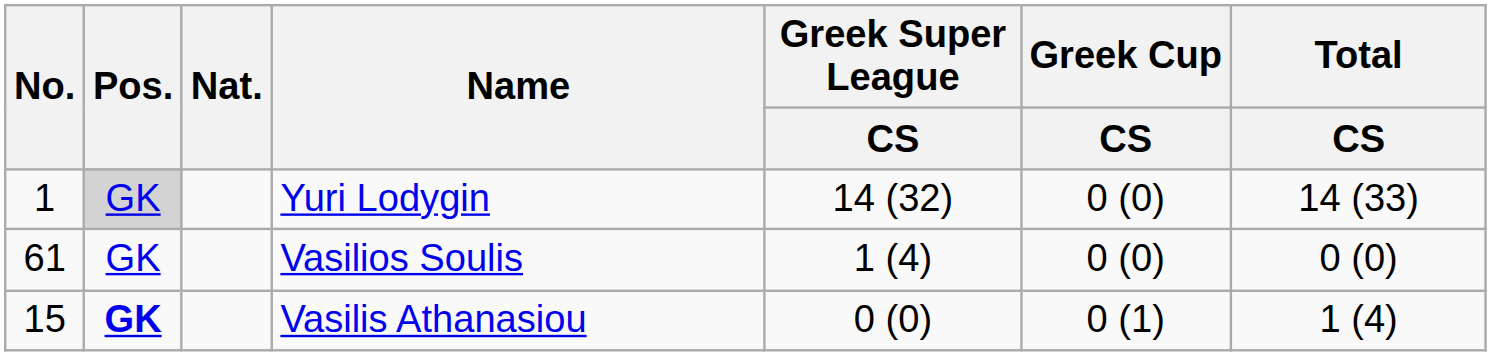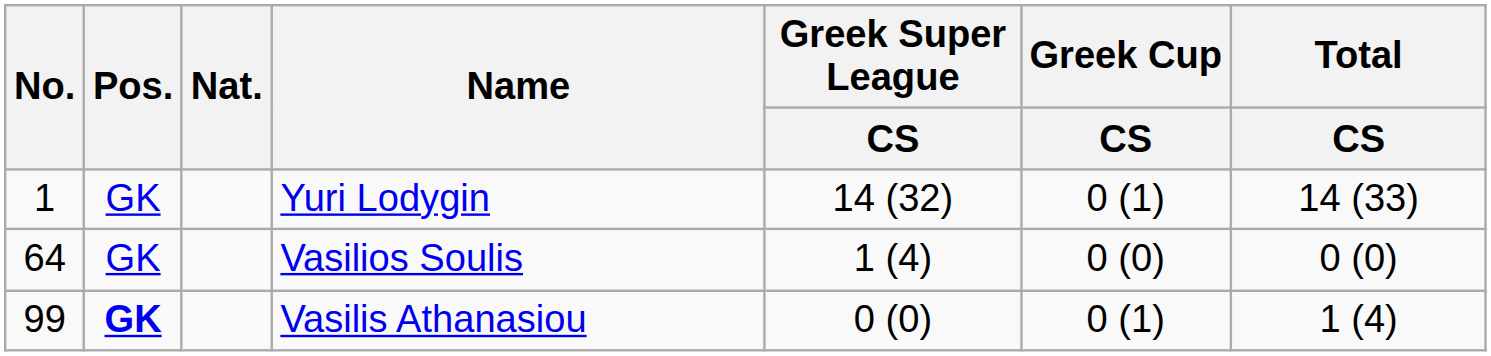(133, 198) lightgrey background -> (133, 198) no background
(1126, 198) 0 (0) -> (1126, 198) 0 (1)
(45, 258) 61 -> (45, 258) 64
(45, 319) 15 -> (45, 319) 99
